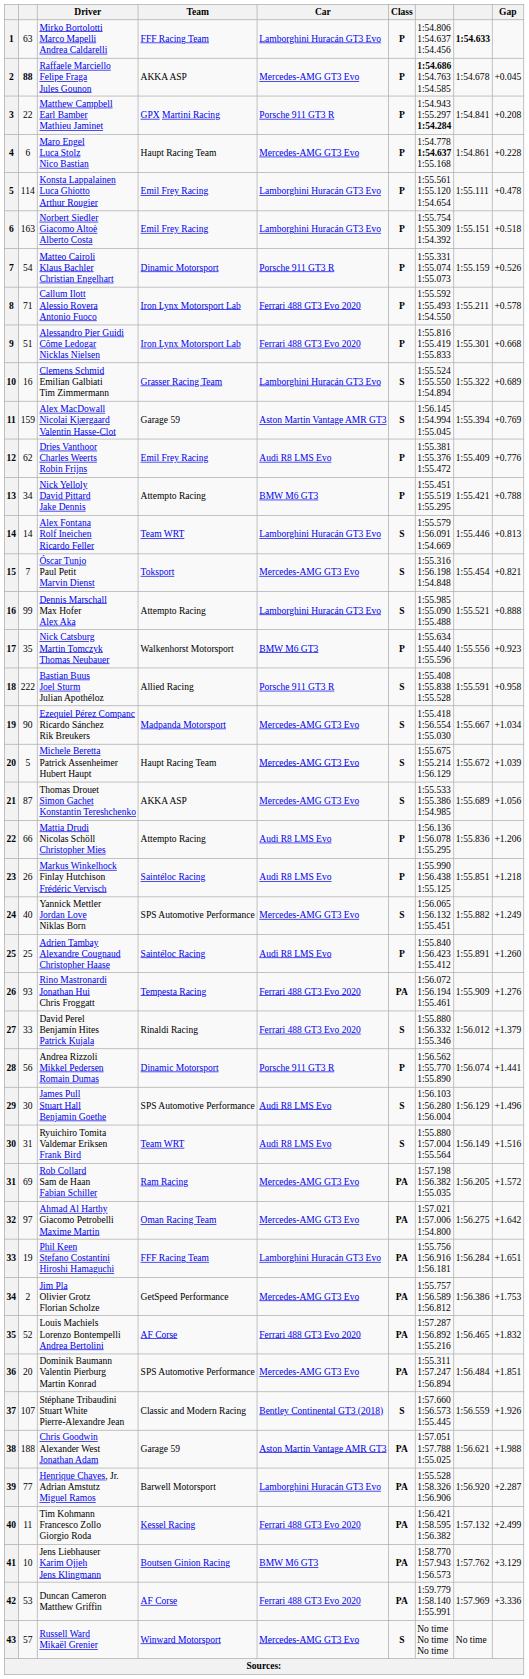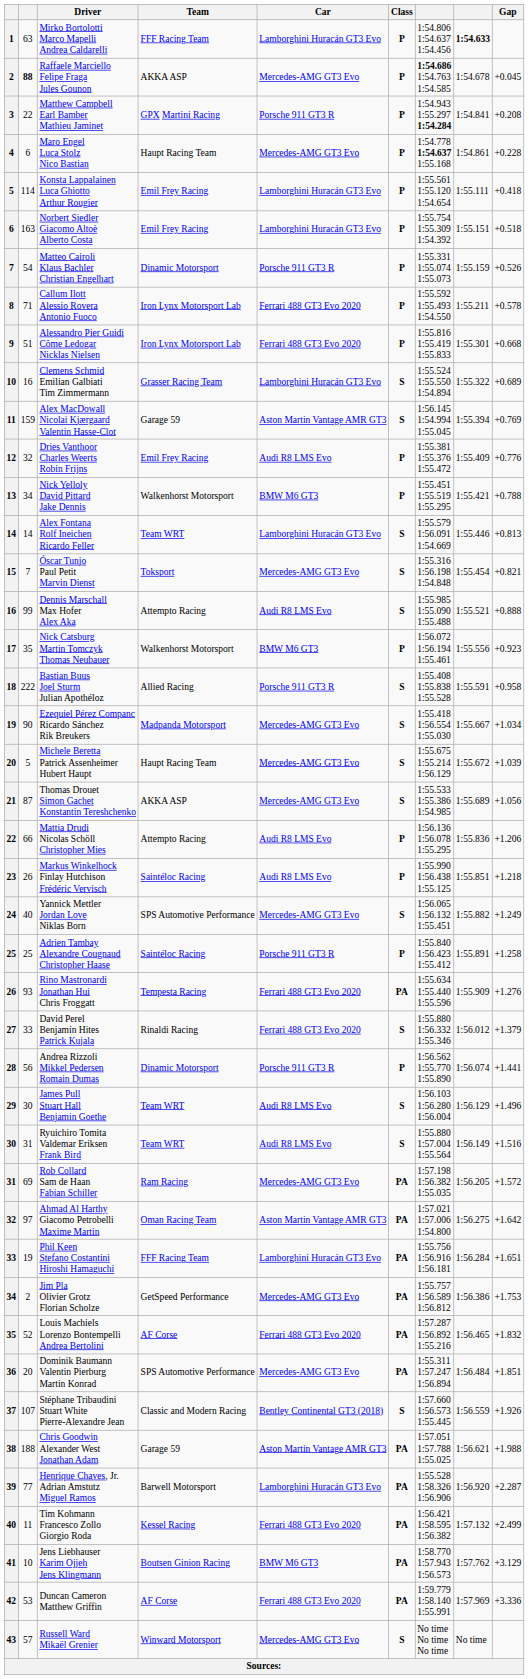(508, 191) +0.478 -> (508, 191) +0.418
(28, 458) 62 -> (28, 458) 32
(173, 496) Attempto Racing -> (187, 496) Walkenhorst Motorsport
(320, 610) Lamborghini Huracán GT3 Evo -> (295, 610) Audi R8 LMS Evo
(434, 648) 1:55.634 1:55.440 1:55.596 -> (434, 648) 1:56.072 1:56.194 1:55.461
(295, 953) Audi R8 LMS Evo -> (297, 953) Porsche 911 GT3 R
(508, 953) +1.260 -> (508, 953) +1.258
(434, 991) 1:56.072 1:56.194 1:55.461 -> (434, 991) 1:55.634 1:55.440 1:55.596
(198, 1105) SPS Automotive Performance -> (162, 1105) Team WRT
(309, 1220) Mercedes-AMG GT3 Evo -> (323, 1220) Aston Martin Vantage AMR GT3
